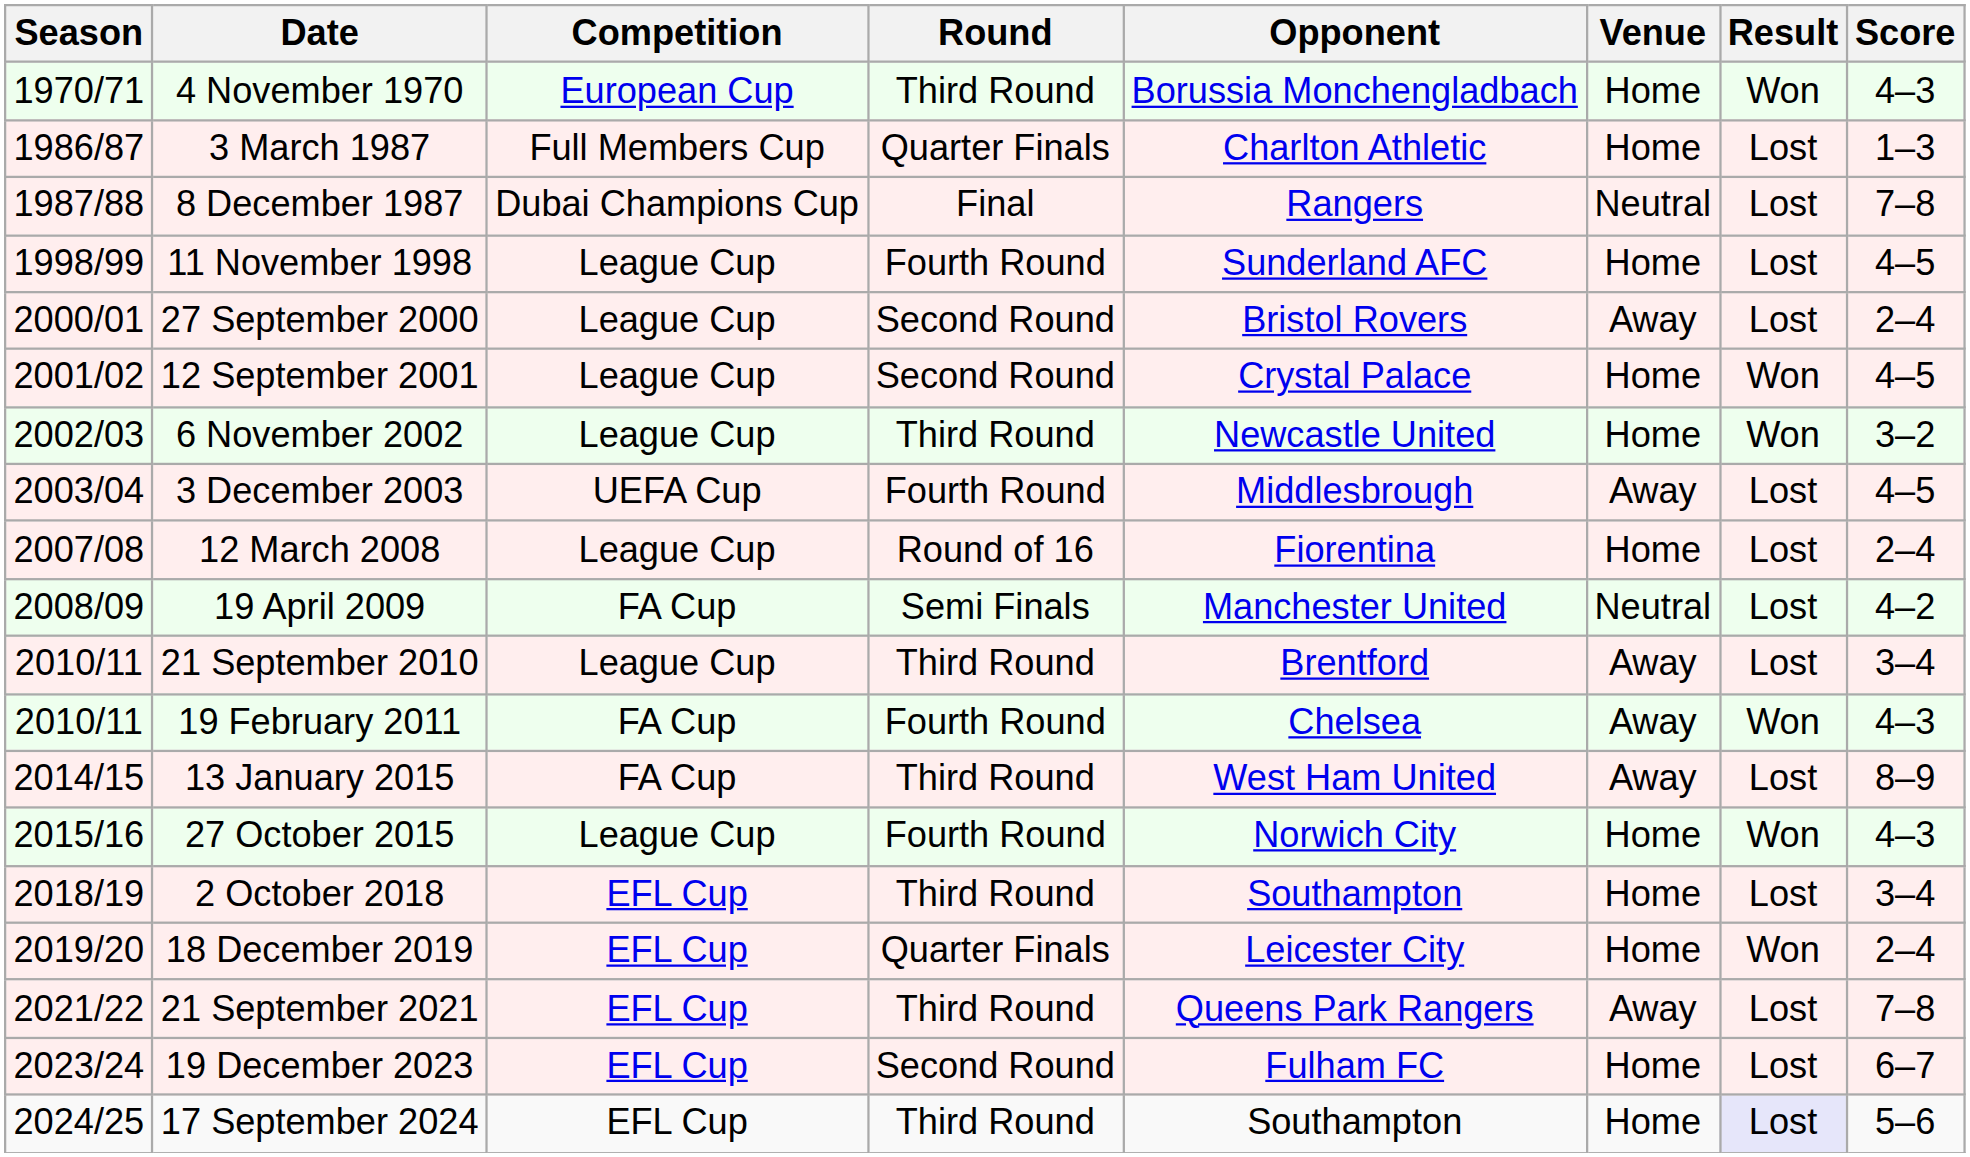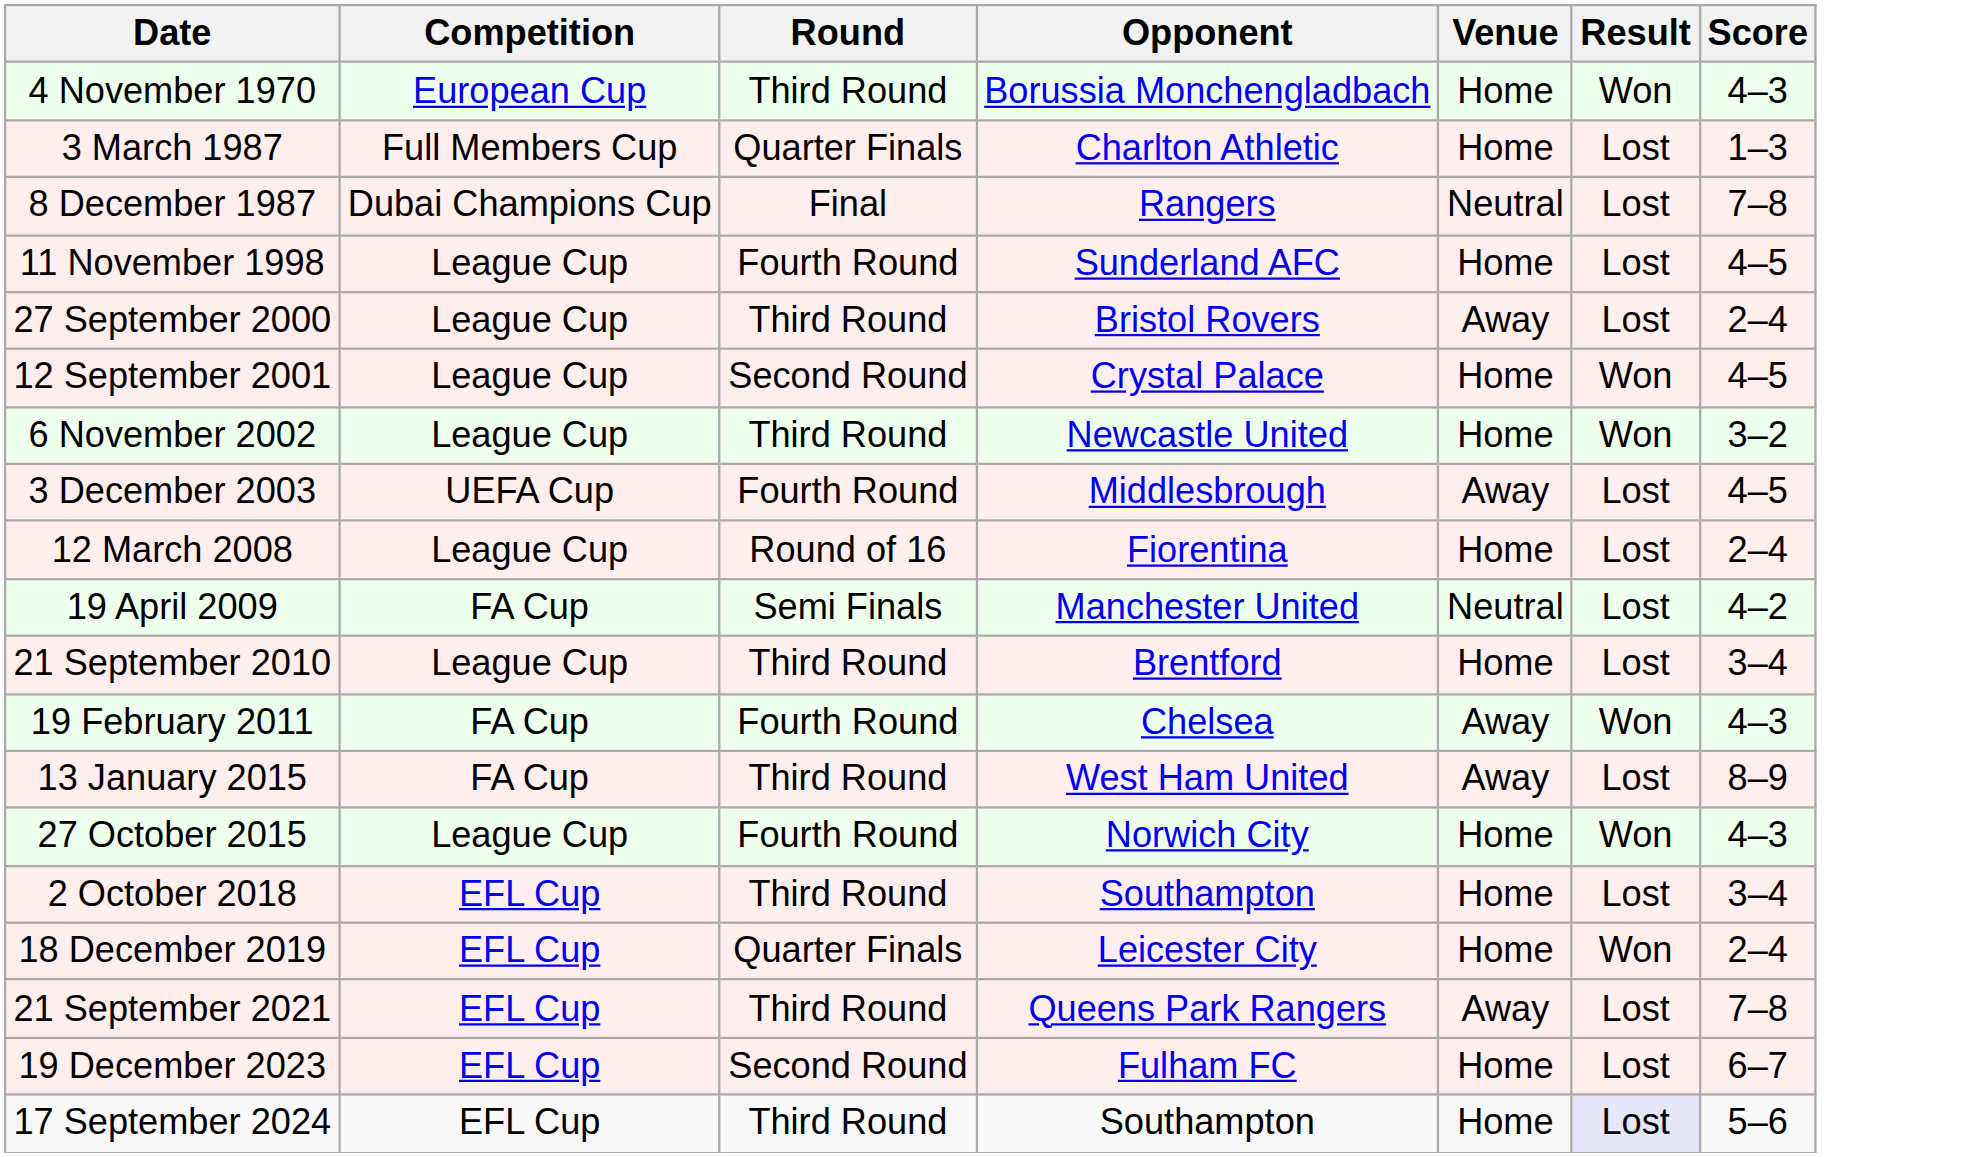- column: (79, 33)
(995, 319) Second Round -> (848, 319) Third Round
(1653, 663) Away -> (1505, 663) Home
